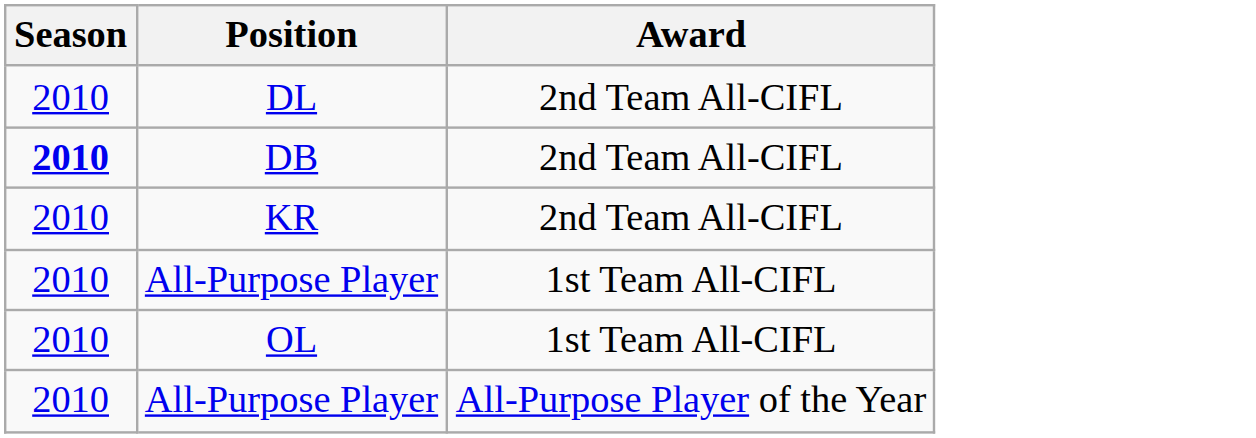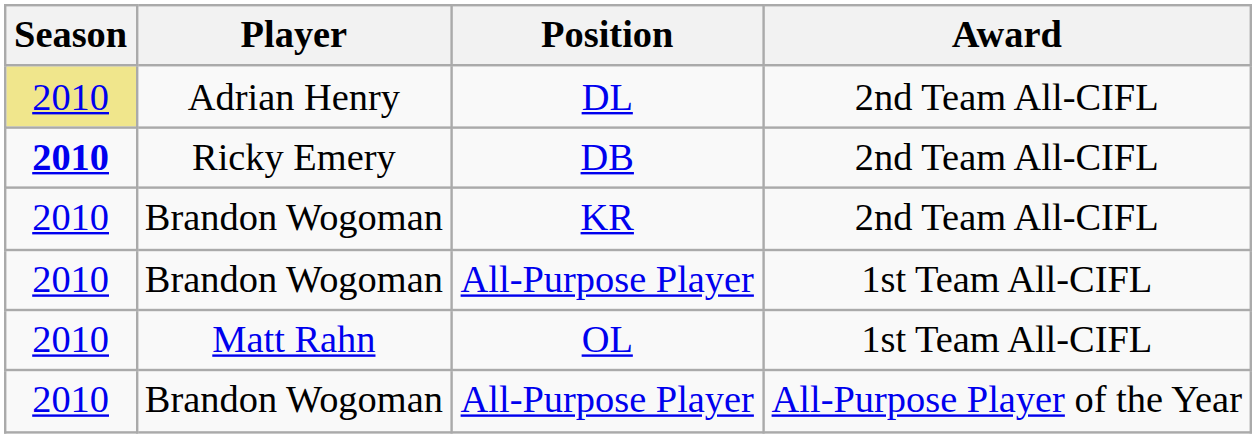+ column: (294, 34)
(71, 95) no background -> (71, 95) khaki background
